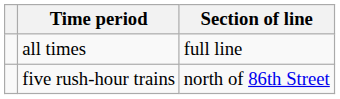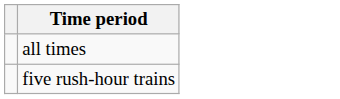- column: (257, 19)
